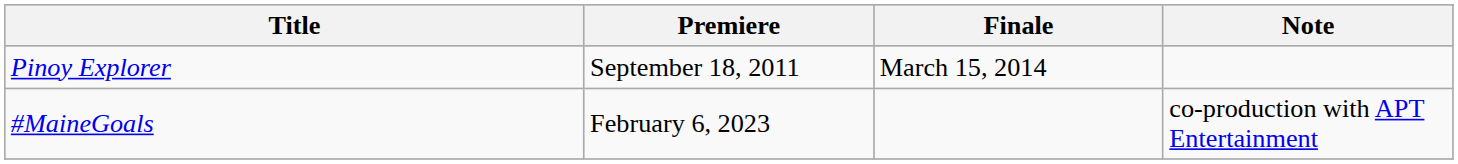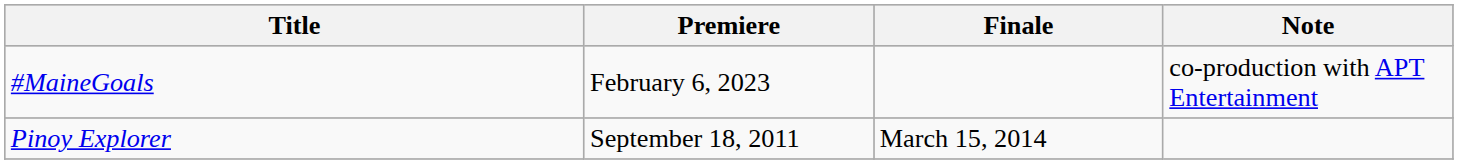rows swapped: (91, 66) <-> (82, 123)
